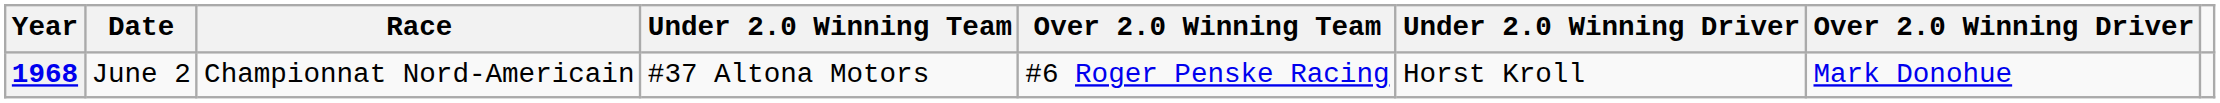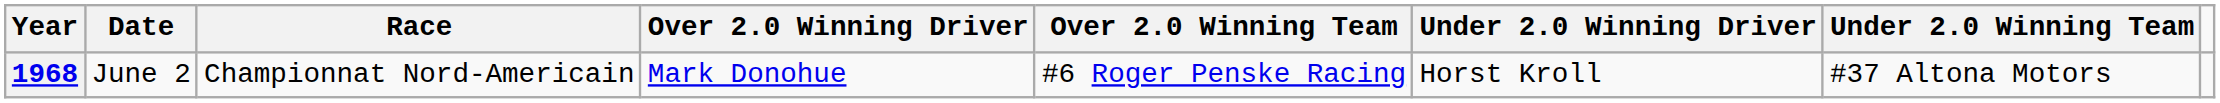columns swapped: (2004, 28) <-> (830, 28)
